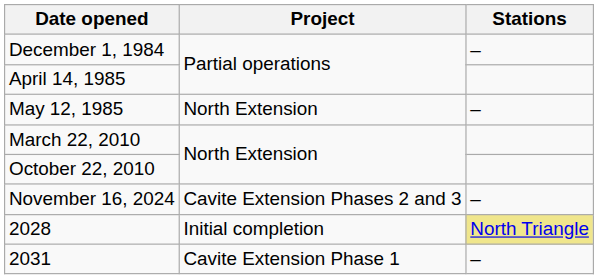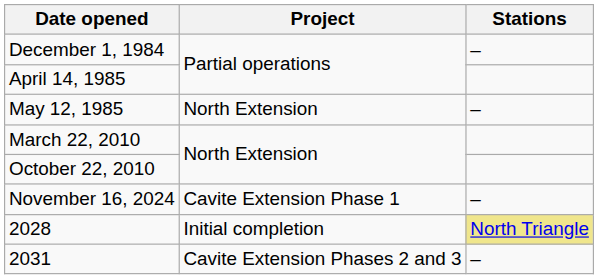(323, 199) Cavite Extension Phases 2 and 3 -> (292, 199) Cavite Extension Phase 1
(292, 259) Cavite Extension Phase 1 -> (323, 259) Cavite Extension Phases 2 and 3
